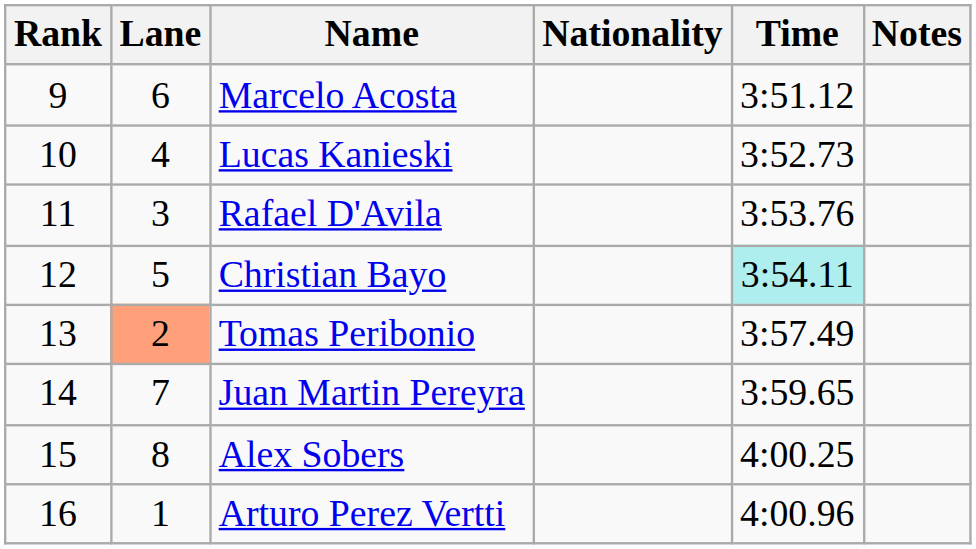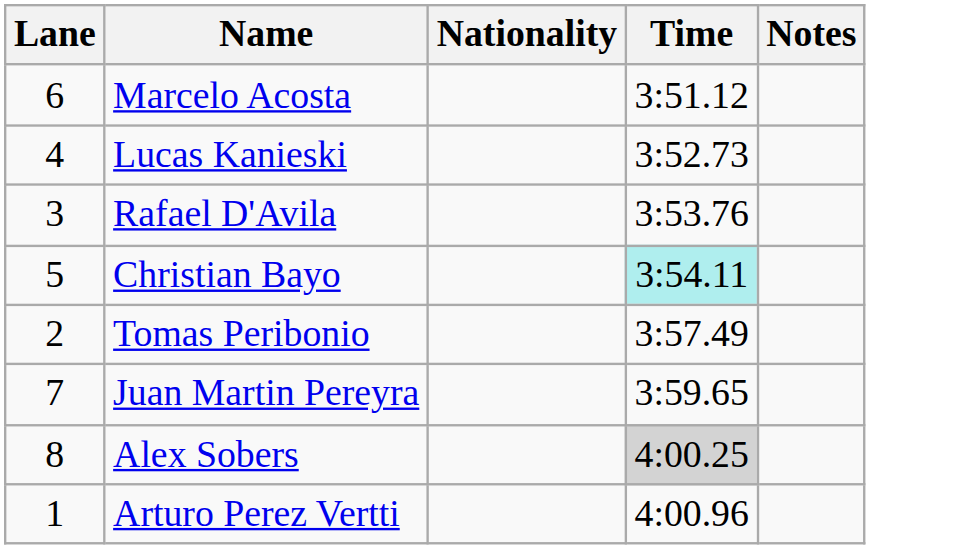- column: (58, 34)
(160, 333) lightsalmon background -> (55, 333) no background
(797, 453) no background -> (692, 453) lightgrey background
